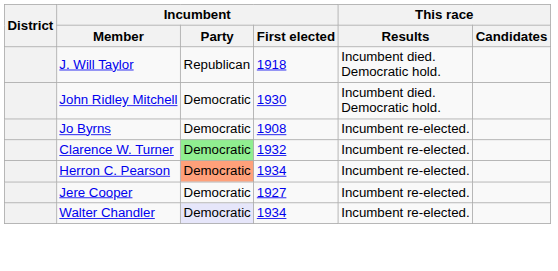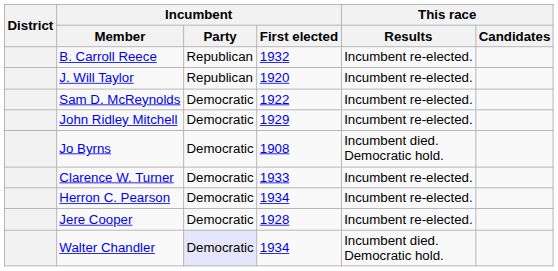+ row: (108, 57)
(272, 64) 1918 -> (275, 78) 1920
(391, 64) Incumbent died. Democratic hold. -> (408, 78) Incumbent re-elected.
+ row: (120, 99)
(272, 100) 1930 -> (275, 120) 1929
(391, 100) Incumbent died. Democratic hold. -> (408, 120) Incumbent re-elected.
(405, 129) Incumbent re-elected. -> (394, 148) Incumbent died. Democratic hold.
(217, 150) lightgreen background -> (220, 177) no background
(272, 150) 1932 -> (275, 177) 1933
(217, 171) lightsalmon background -> (220, 198) no background
(272, 192) 1927 -> (275, 219) 1928
(405, 213) Incumbent re-elected. -> (394, 248) Incumbent died. Democratic hold.
